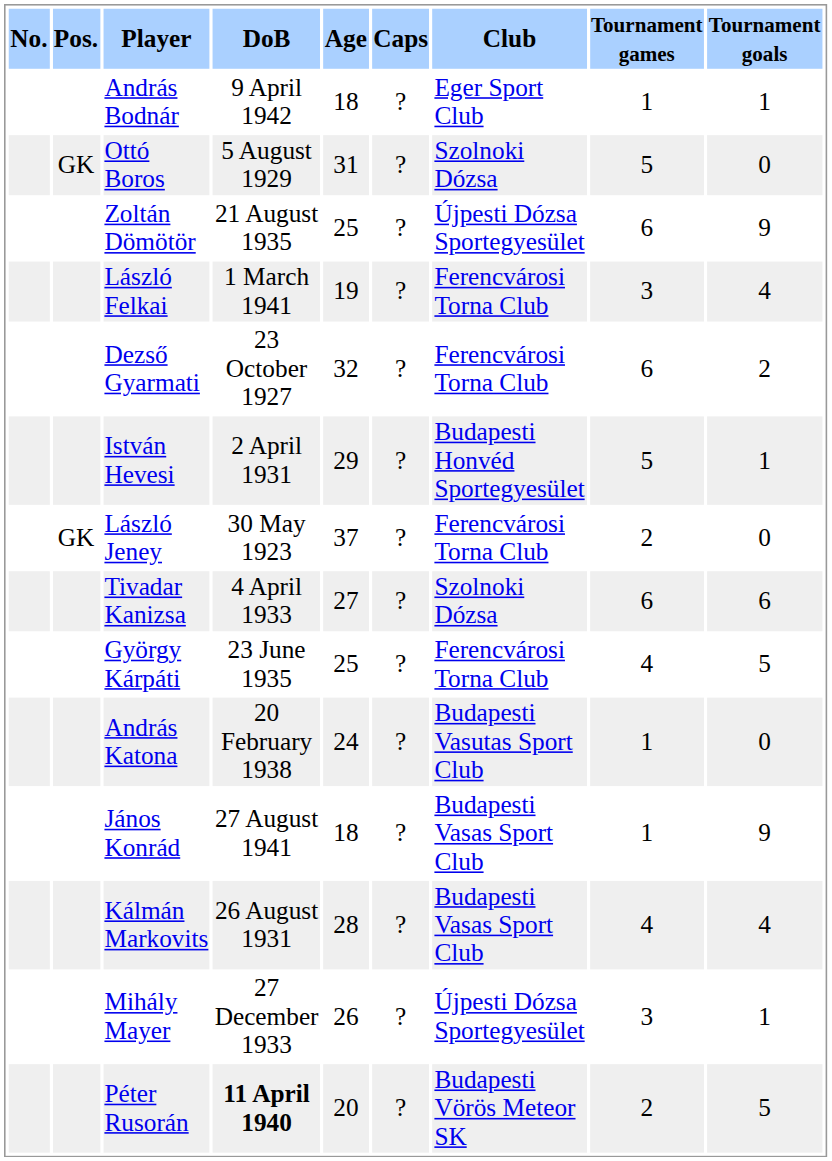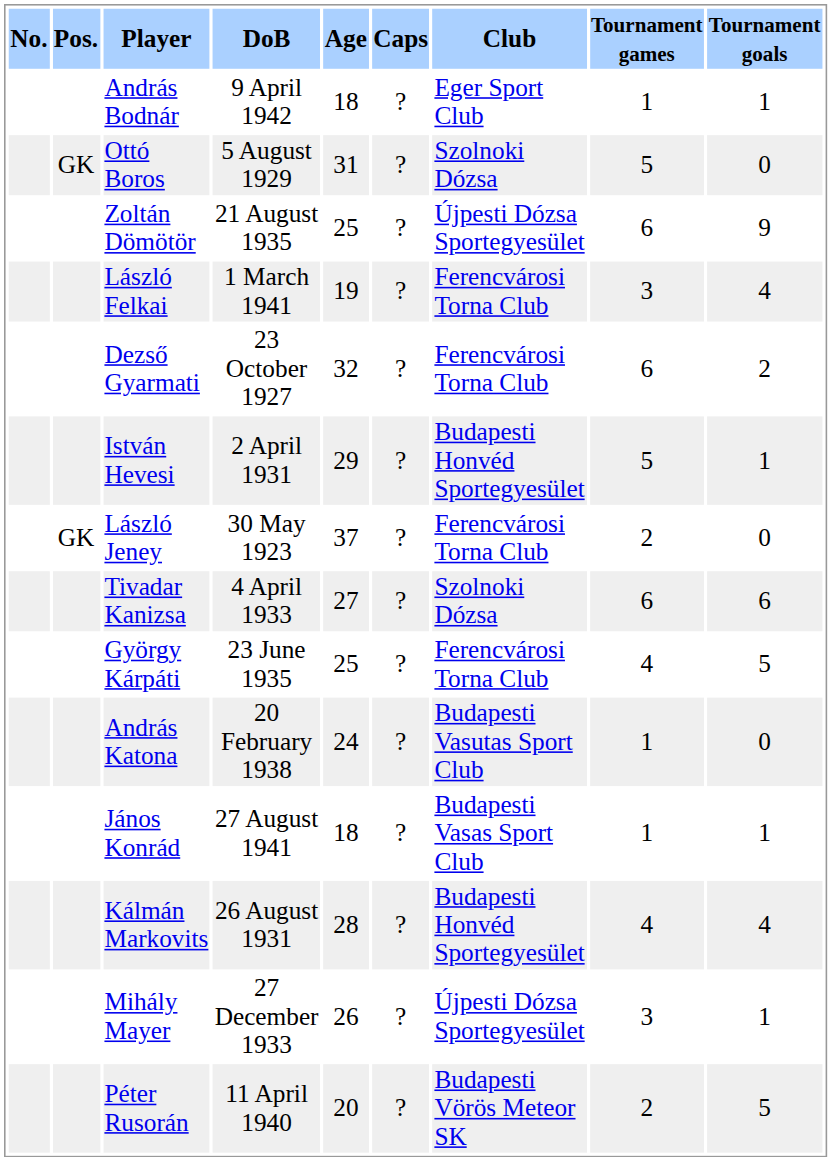(765, 833) 9 -> (765, 833) 1
(494, 924) Budapesti Vasas Sport Club -> (510, 924) Budapesti Honvéd Sportegyesület
(267, 1108) bold -> (267, 1108) normal
